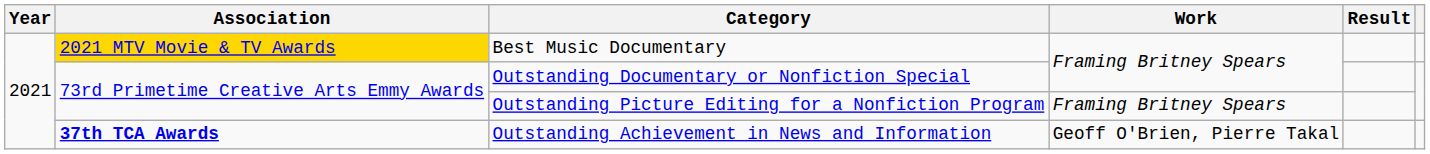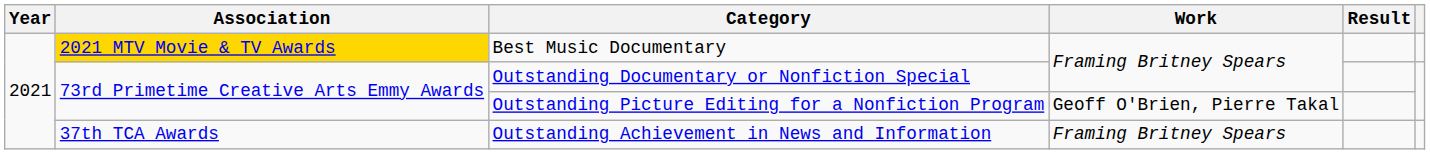(1169, 106) Framing Britney Spears -> (1196, 106) Geoff O'Brien, Pierre Takal
(139, 134) bold -> (139, 134) normal
(1196, 134) Geoff O'Brien, Pierre Takal -> (1169, 134) Framing Britney Spears
